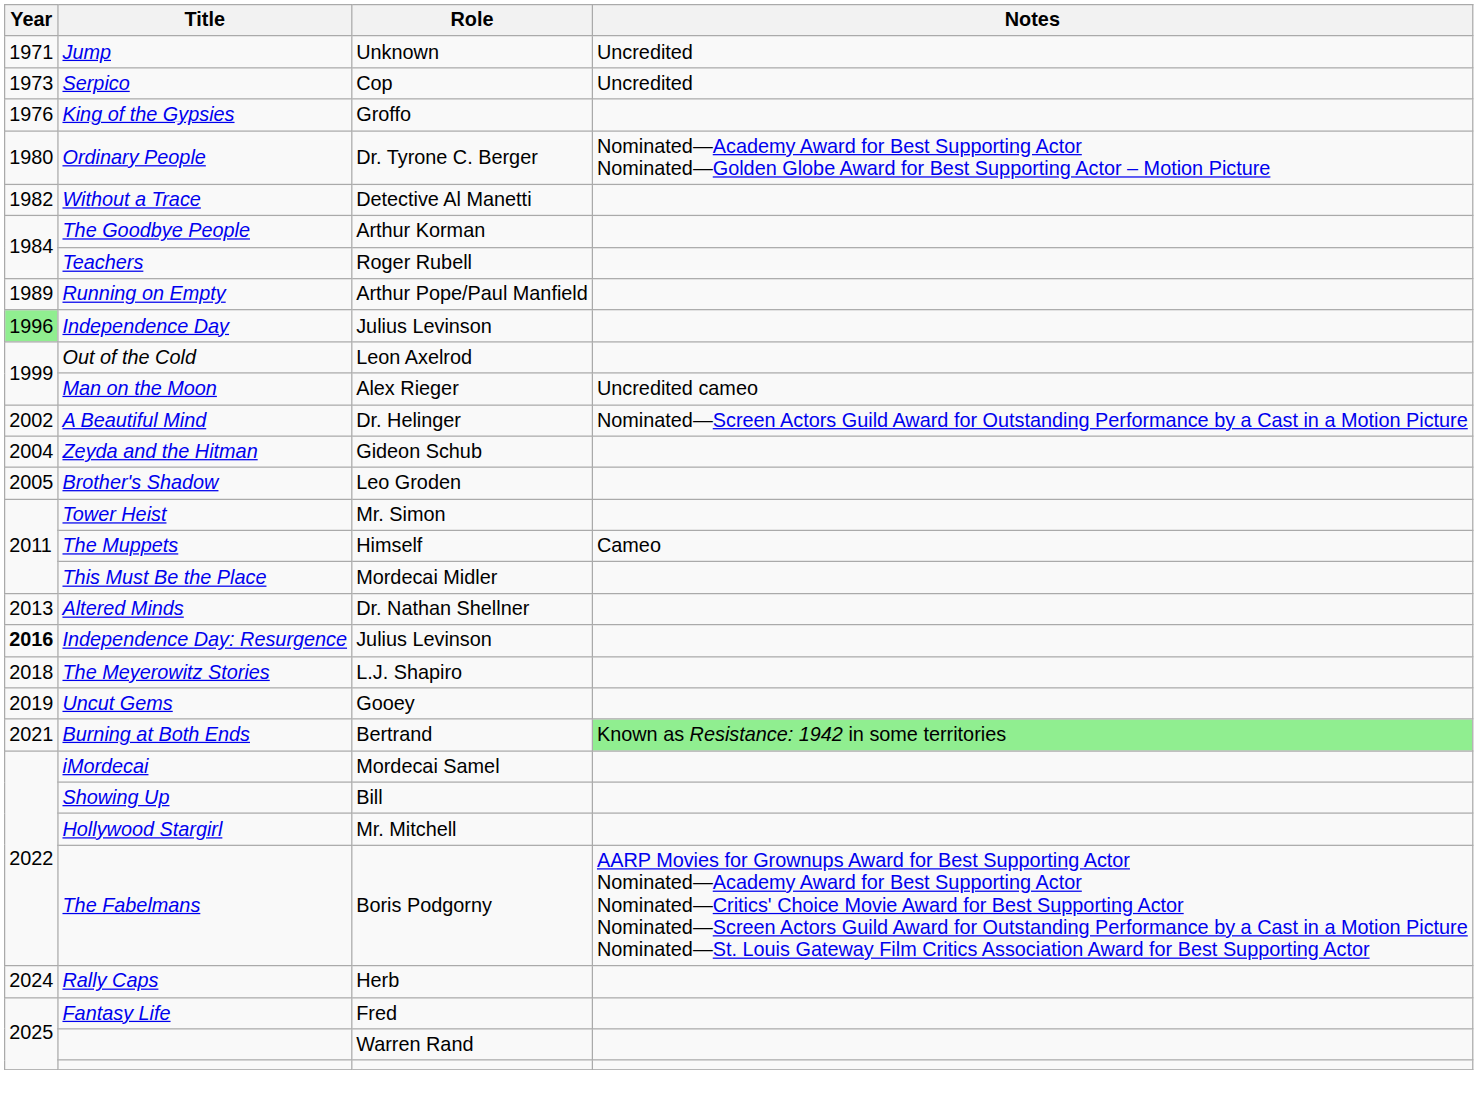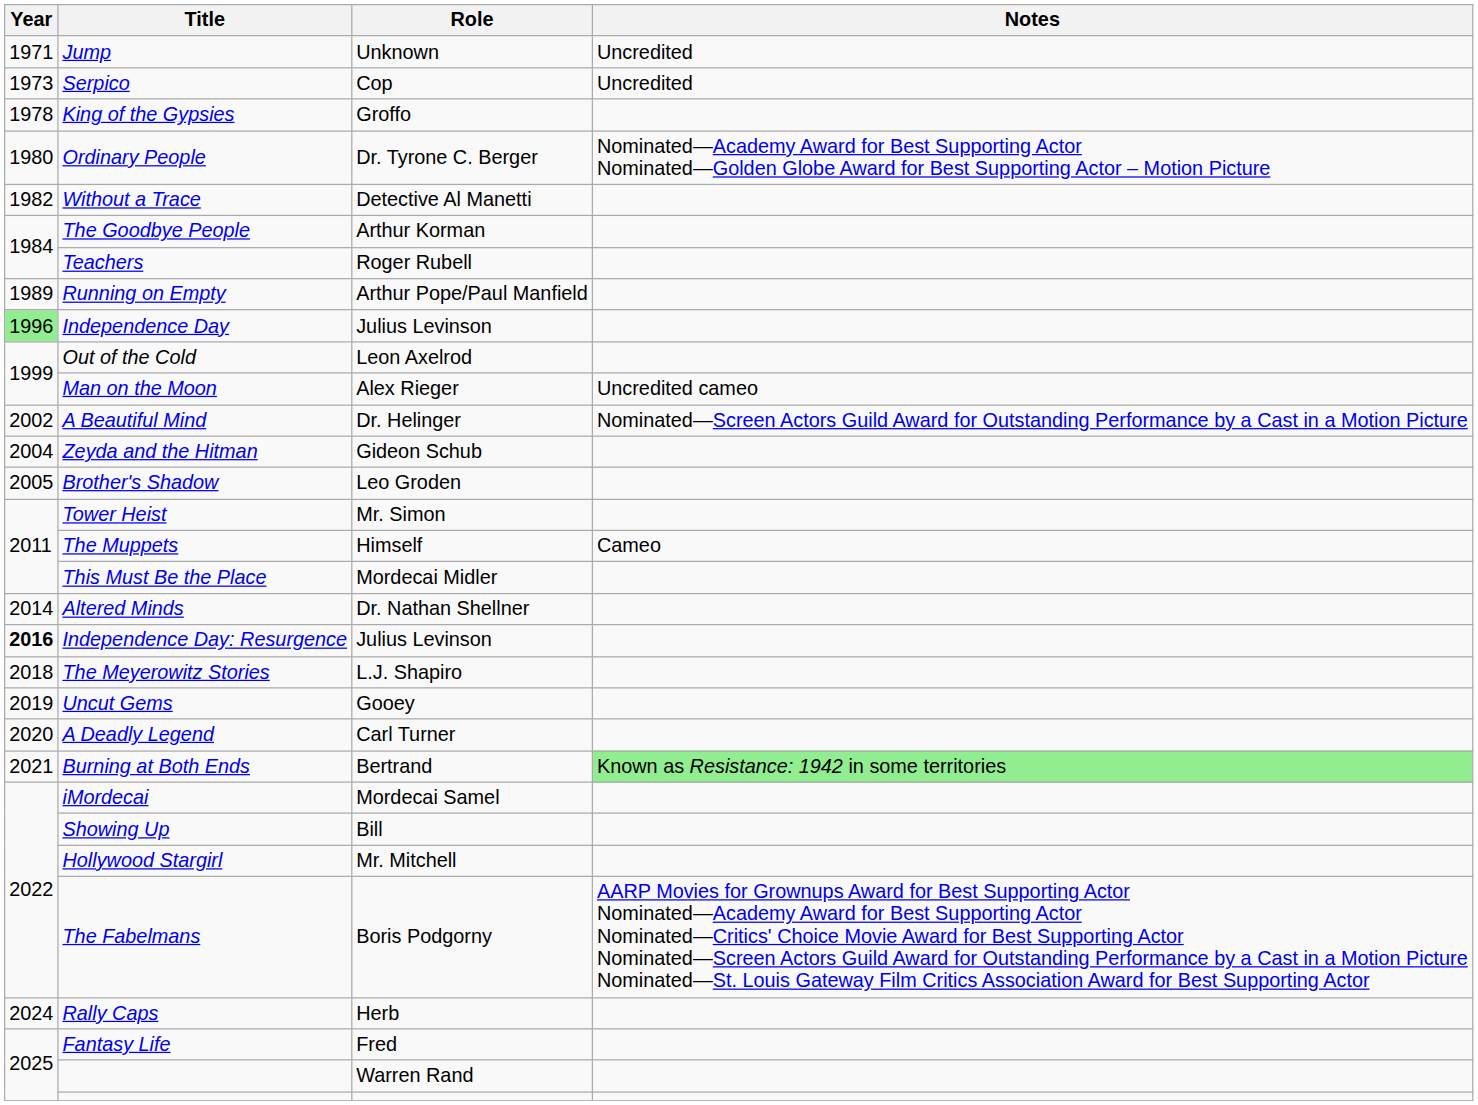(31, 114) 1976 -> (31, 114) 1978
(31, 608) 2013 -> (31, 608) 2014
+ row: (138, 734)
